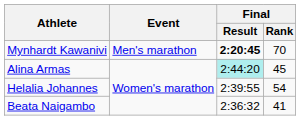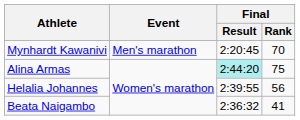(240, 50) bold -> (239, 50) normal
(279, 69) 45 -> (278, 69) 75
(279, 88) 54 -> (278, 88) 56
